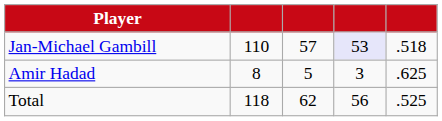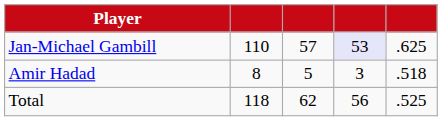(411, 45) .518 -> (411, 45) .625
(411, 73) .625 -> (411, 73) .518
